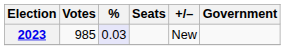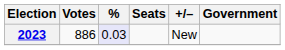(85, 34) 985 -> (85, 34) 886
